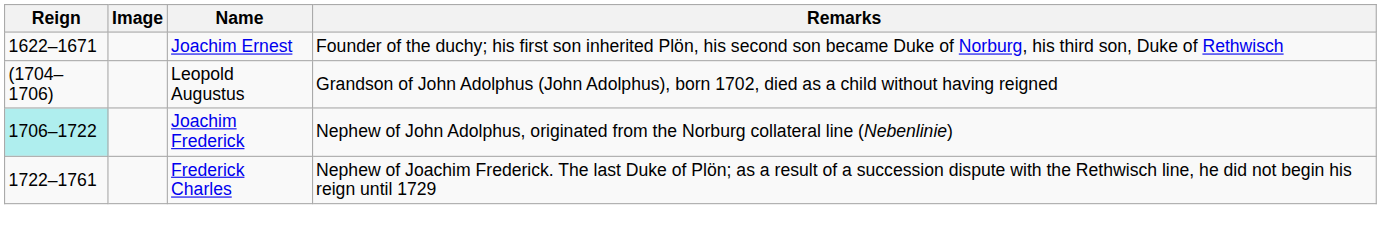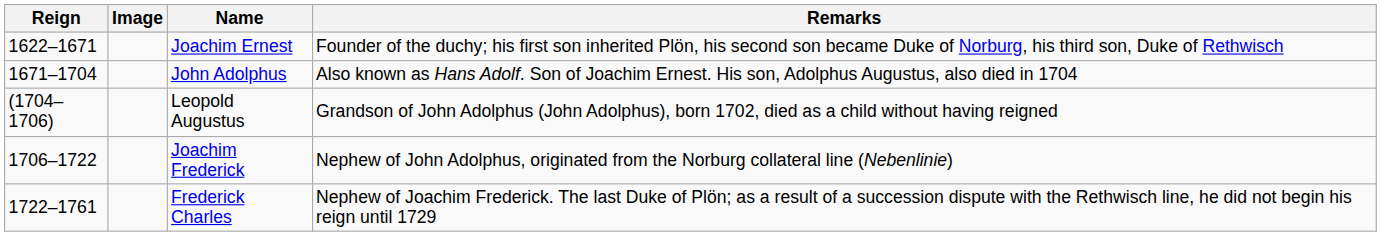+ row: (229, 74)
(53, 131) paleturquoise background -> (53, 159) no background
